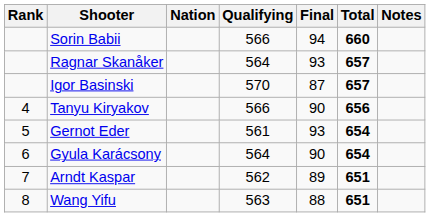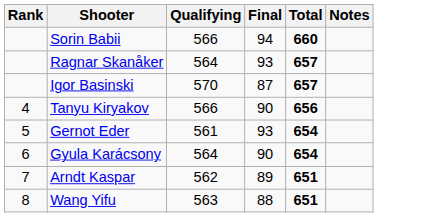- column: (193, 16)
